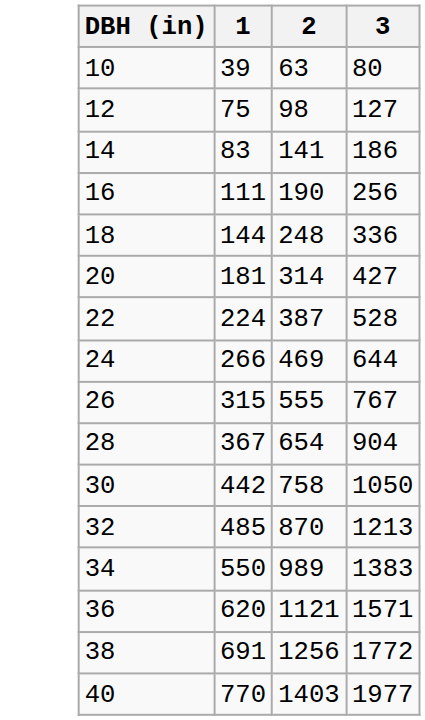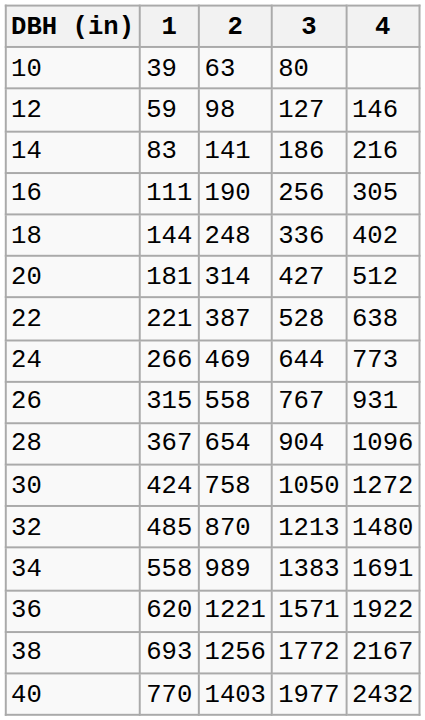+ column: (383, 26)
(235, 110) 75 -> (162, 110) 59
(243, 319) 224 -> (169, 319) 221
(301, 402) 555 -> (228, 402) 558
(243, 486) 442 -> (169, 486) 424
(243, 569) 550 -> (169, 569) 558
(309, 611) 1121 -> (235, 611) 1221
(243, 653) 691 -> (169, 653) 693
